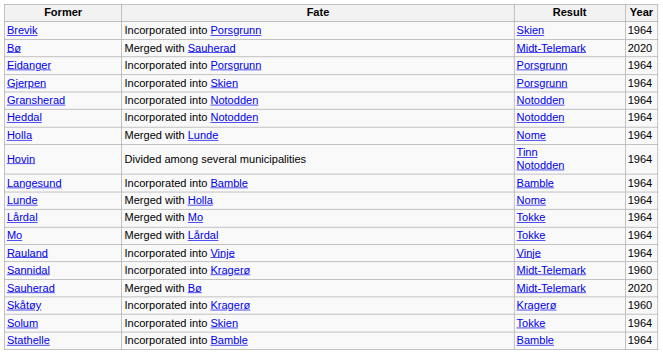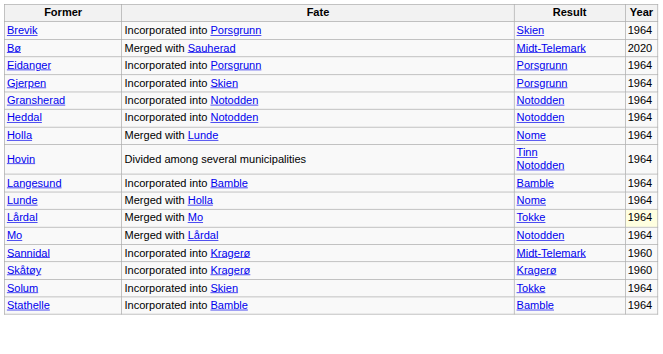(640, 218) no background -> (640, 218) lightyellow background
(531, 235) Tokke -> (541, 235) Notodden
- row: (27, 253)
- row: (31, 288)
